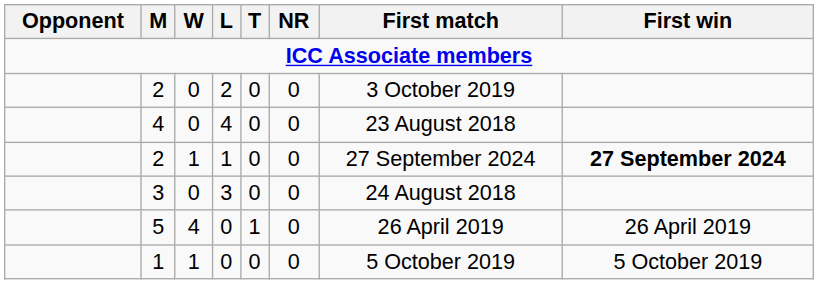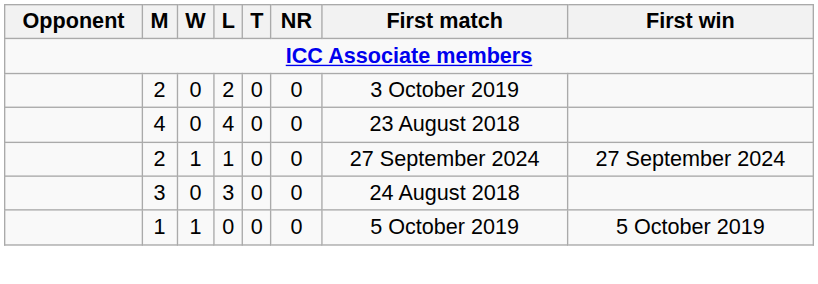(688, 158) bold -> (690, 158) normal
- row: (158, 227)
